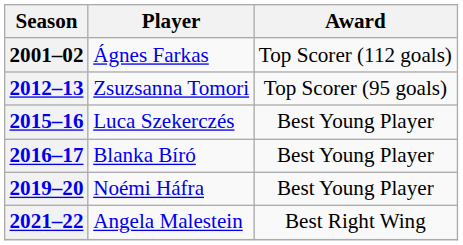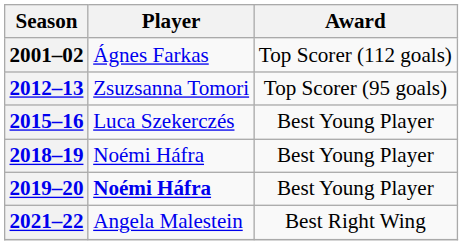- row: (46, 155)
+ row: (46, 155)
(149, 188) normal -> (152, 188) bold
